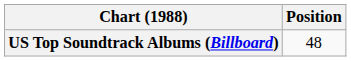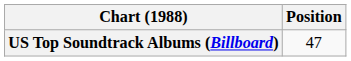(314, 42) 48 -> (314, 42) 47
